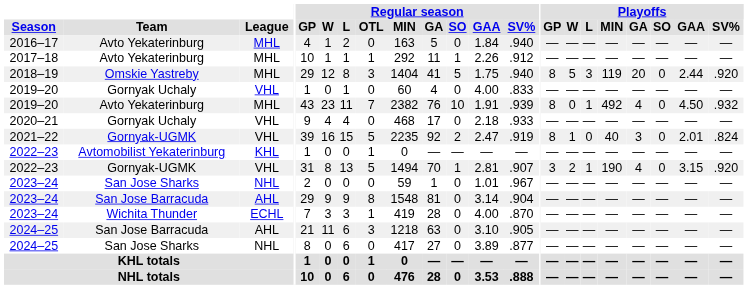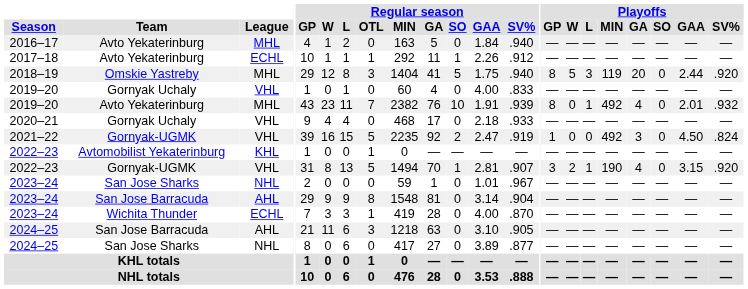(267, 58) MHL -> (267, 58) ECHL
(691, 105) 4.50 -> (691, 105) 2.01
(552, 136) 8 -> (552, 136) 1
(572, 136) 1 -> (572, 136) 0
(612, 136) 40 -> (612, 136) 492
(691, 136) 2.01 -> (691, 136) 4.50
